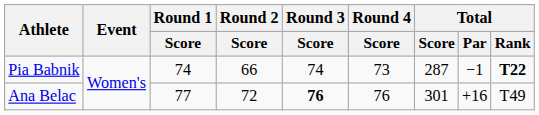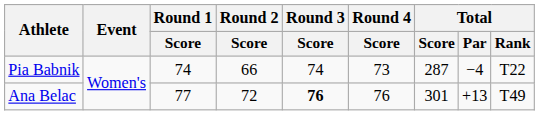(475, 69) −1 -> (475, 69) −4
(513, 69) bold -> (513, 69) normal
(475, 96) +16 -> (475, 96) +13
